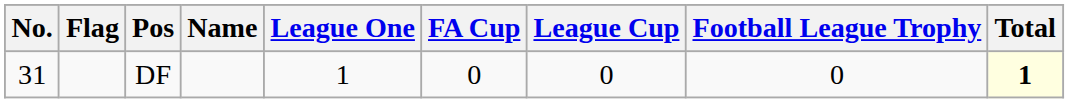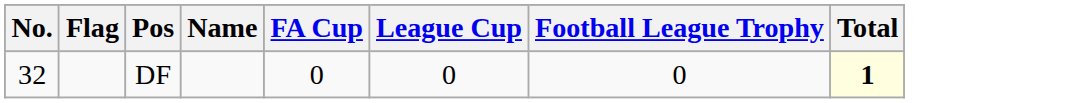- column: (343, 27)
(32, 74) 31 -> (32, 74) 32
